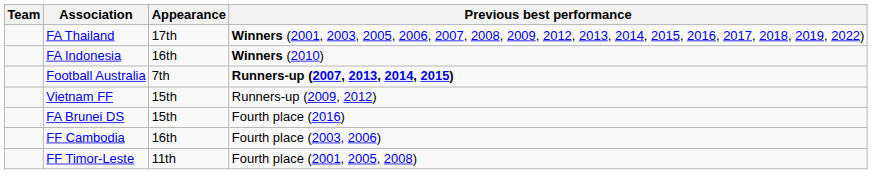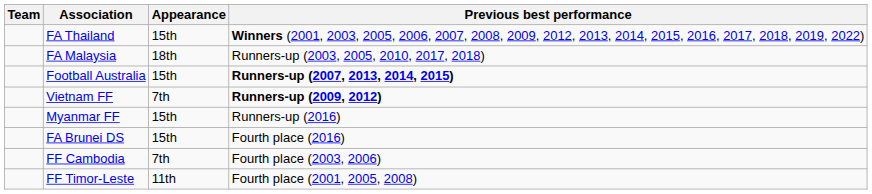(164, 35) 17th -> (164, 35) 15th
- row: (84, 55)
+ row: (81, 55)
(161, 76) 7th -> (164, 76) 15th
(164, 96) 15th -> (161, 96) 7th
(304, 96) normal -> (307, 96) bold
+ row: (83, 117)
(164, 138) 16th -> (161, 158) 7th
